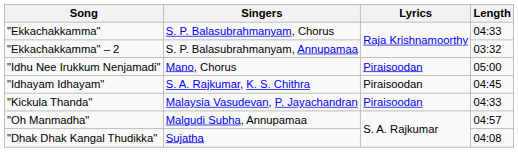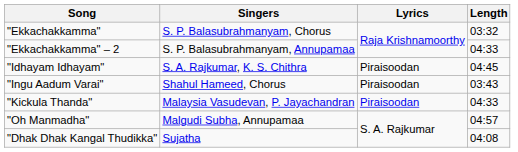(487, 31) 04:33 -> (484, 31) 03:32
(487, 49) 03:32 -> (484, 49) 04:33
- row: (84, 67)
+ row: (55, 85)
